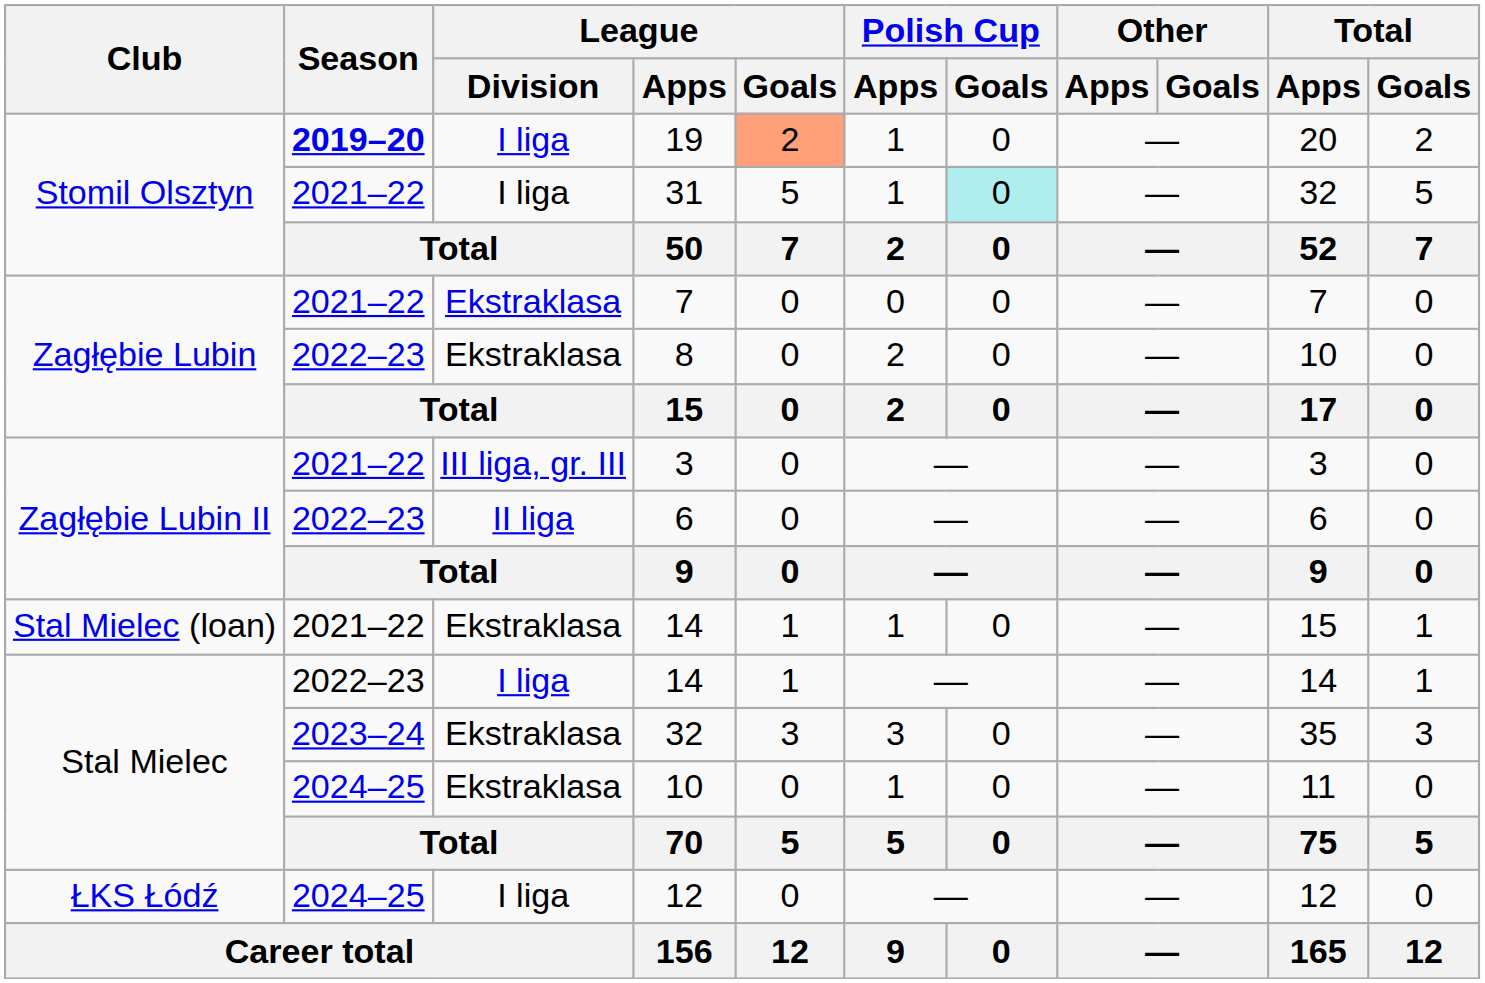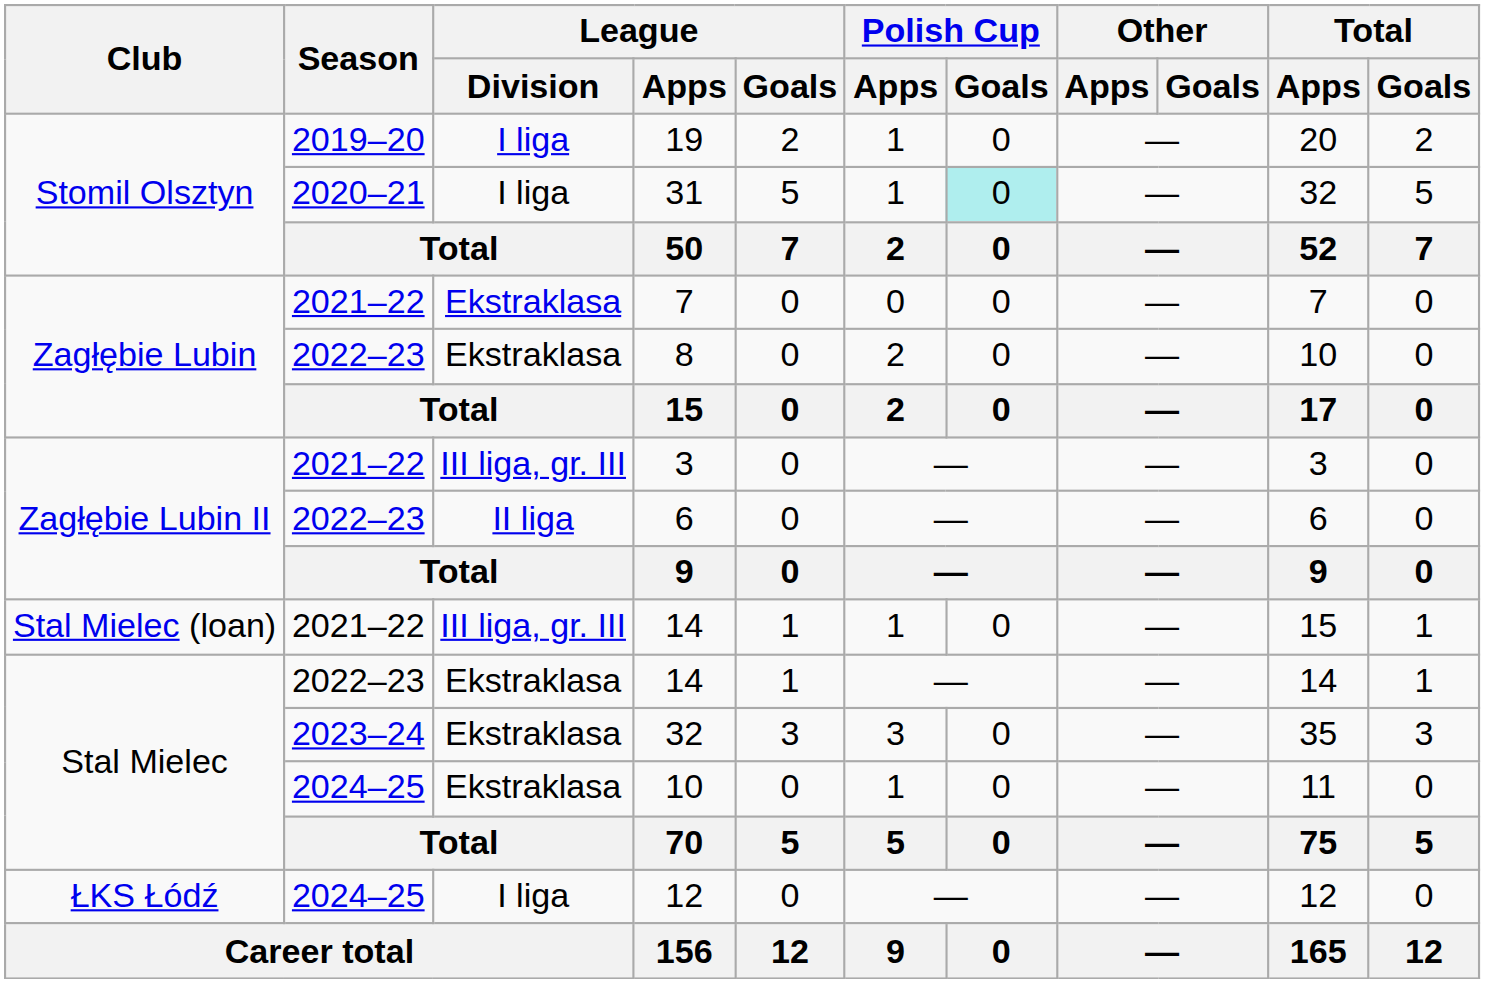(358, 139) bold -> (358, 139) normal
(790, 139) lightsalmon background -> (790, 139) no background
(358, 193) 2021–22 -> (358, 193) 2020–21
(533, 626) Ekstraklasa -> (533, 626) III liga, gr. III
(533, 680) I liga -> (533, 680) Ekstraklasa
